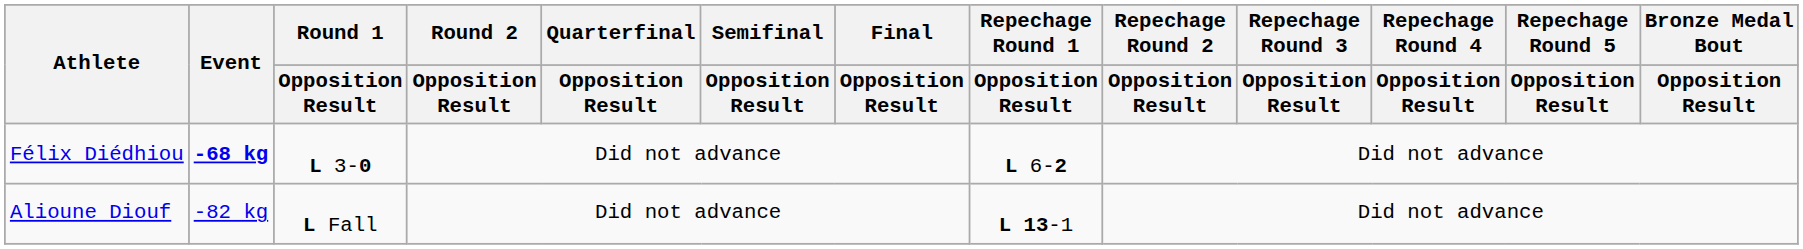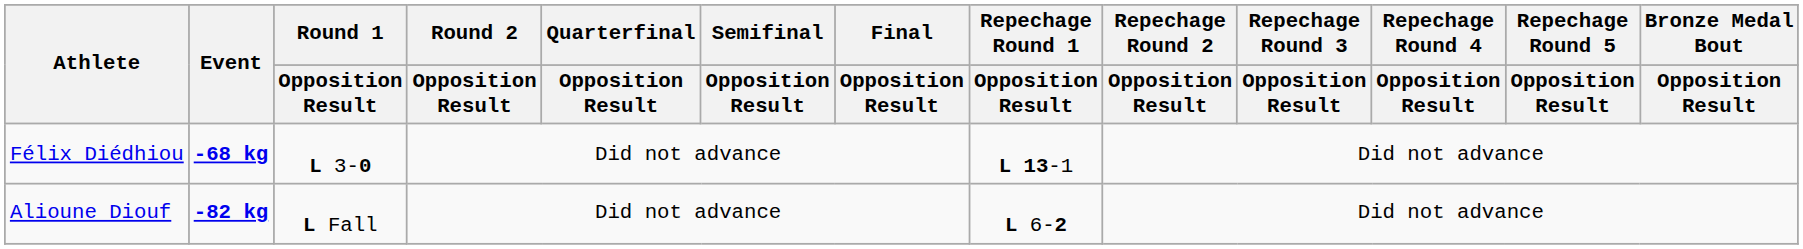(1036, 166) L 6-2 -> (1036, 166) L 13-1
(231, 213) normal -> (231, 213) bold
(1036, 225) L 13-1 -> (1036, 225) L 6-2
